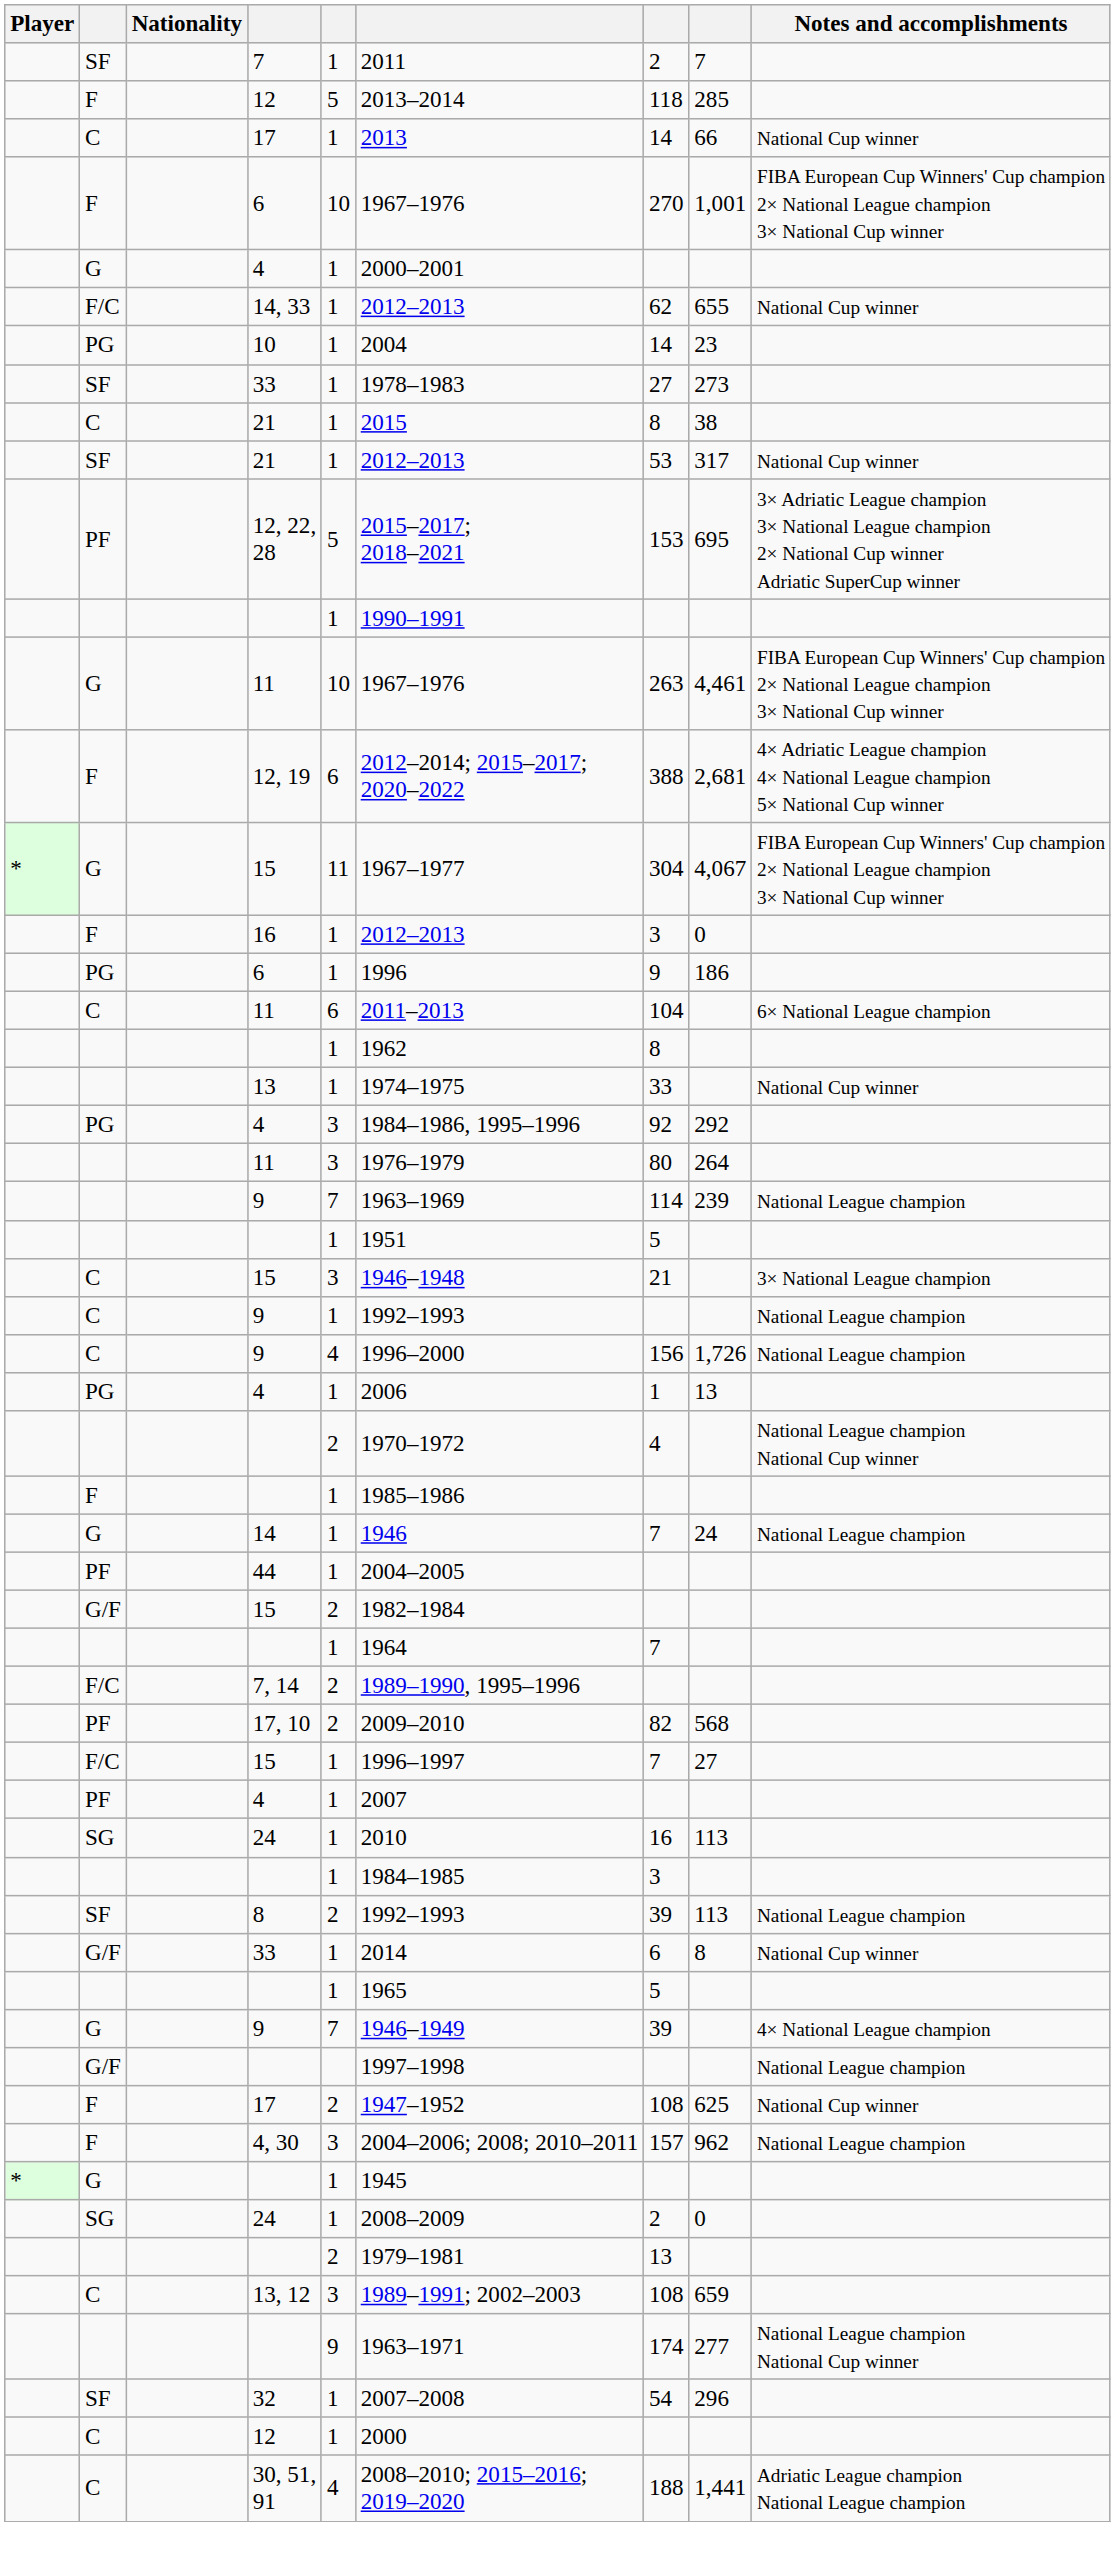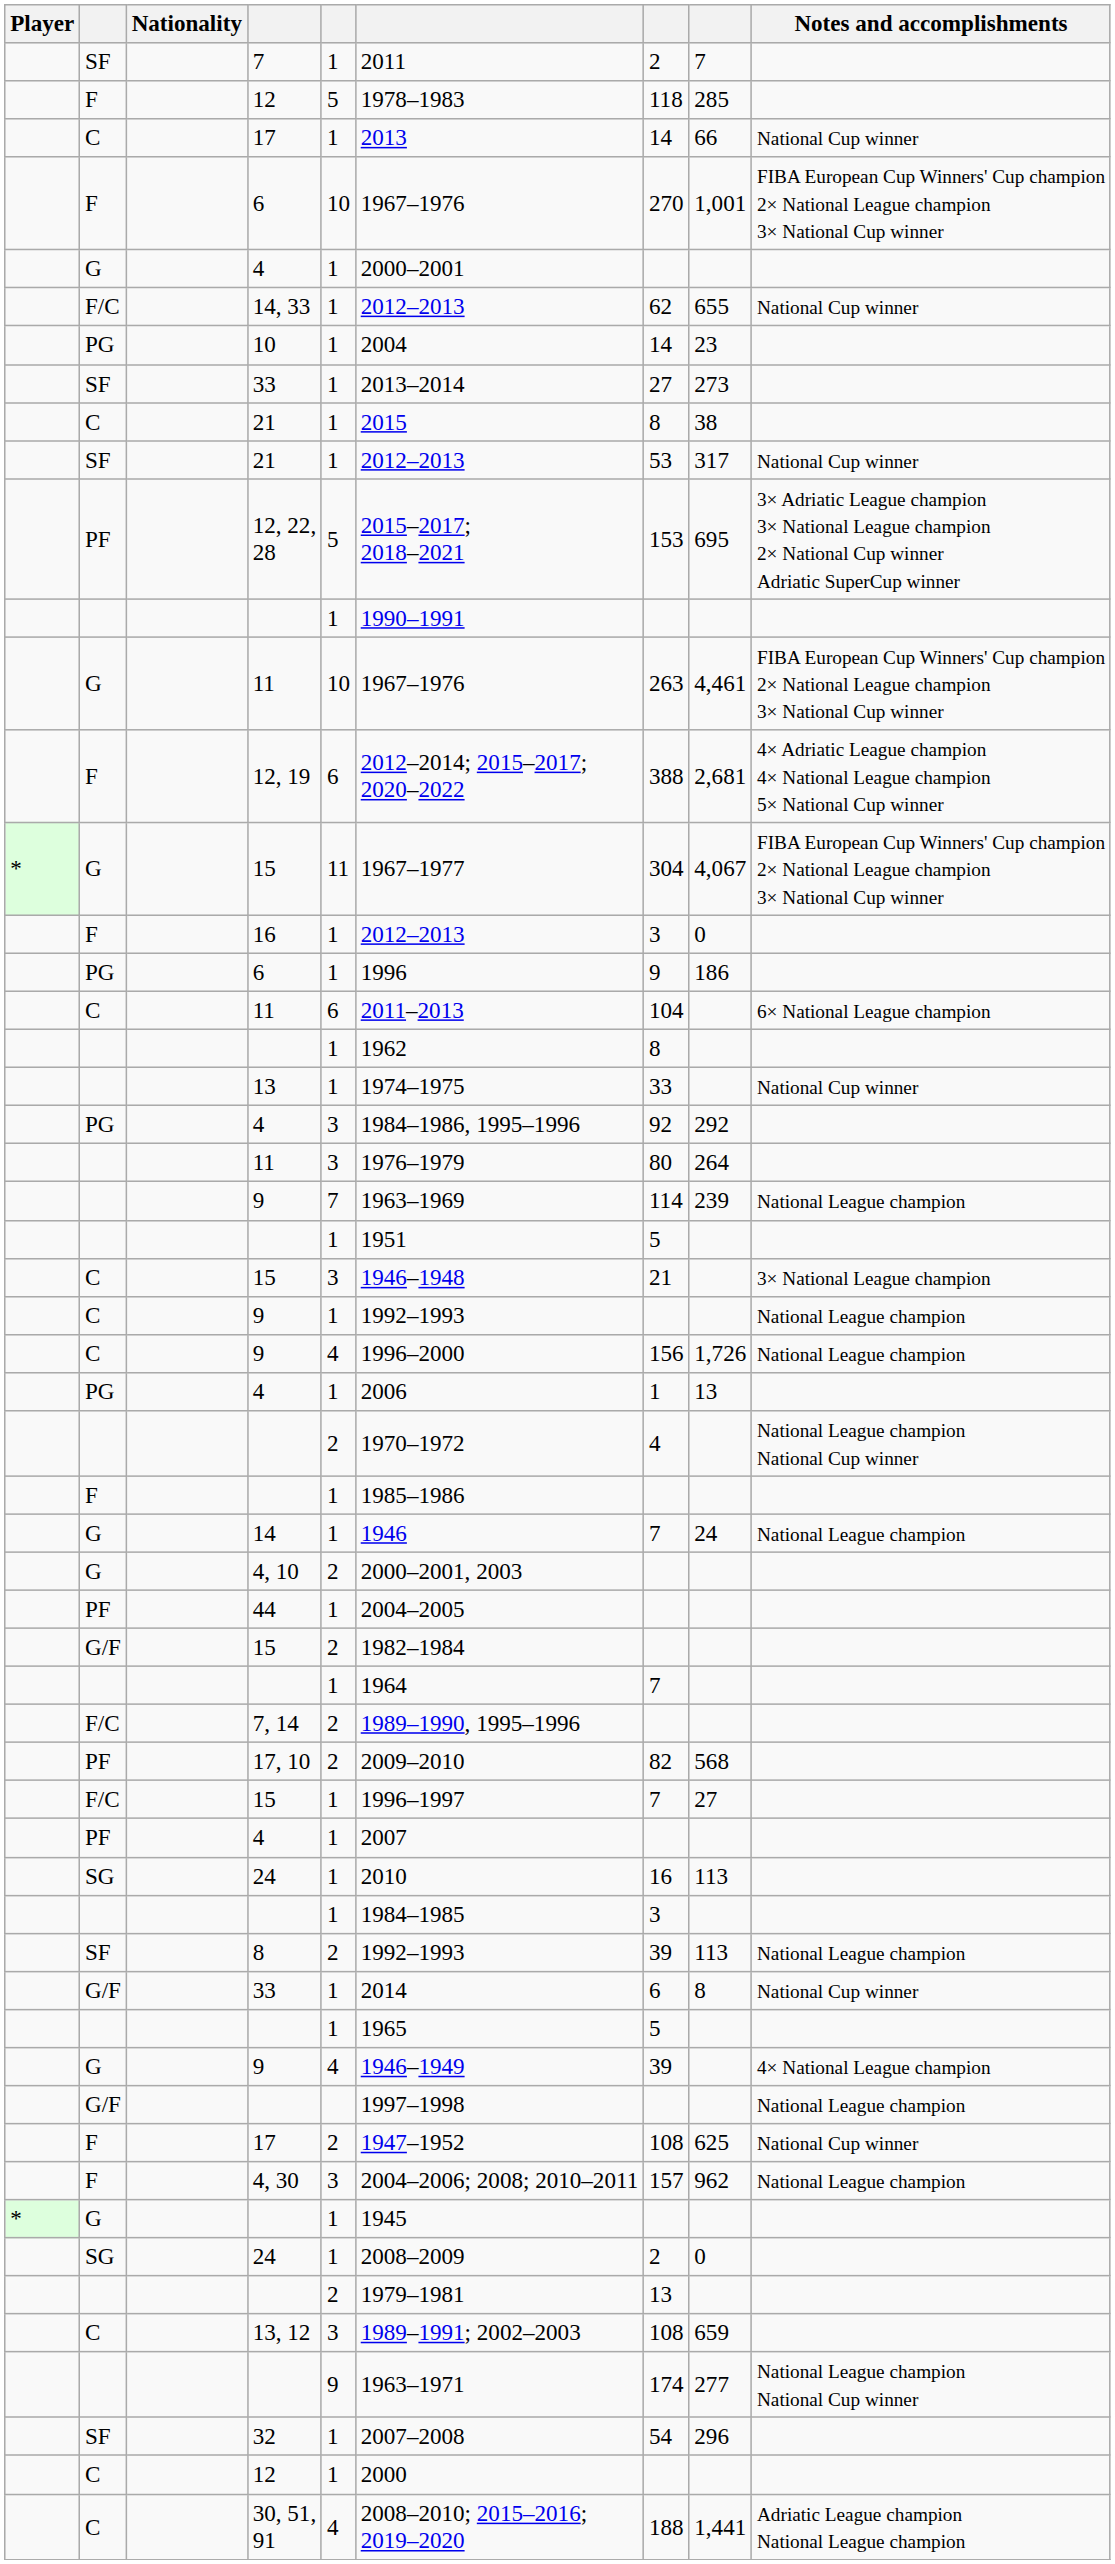(413, 99) 2013–2014 -> (413, 99) 1978–1983
(413, 383) 1978–1983 -> (413, 383) 2013–2014
+ row: (93, 1571)
(333, 2028) 7 -> (333, 2066) 4
